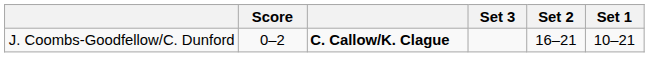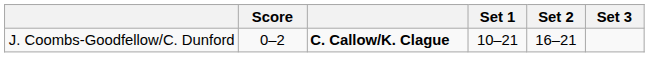columns swapped: (614, 17) <-> (497, 17)
